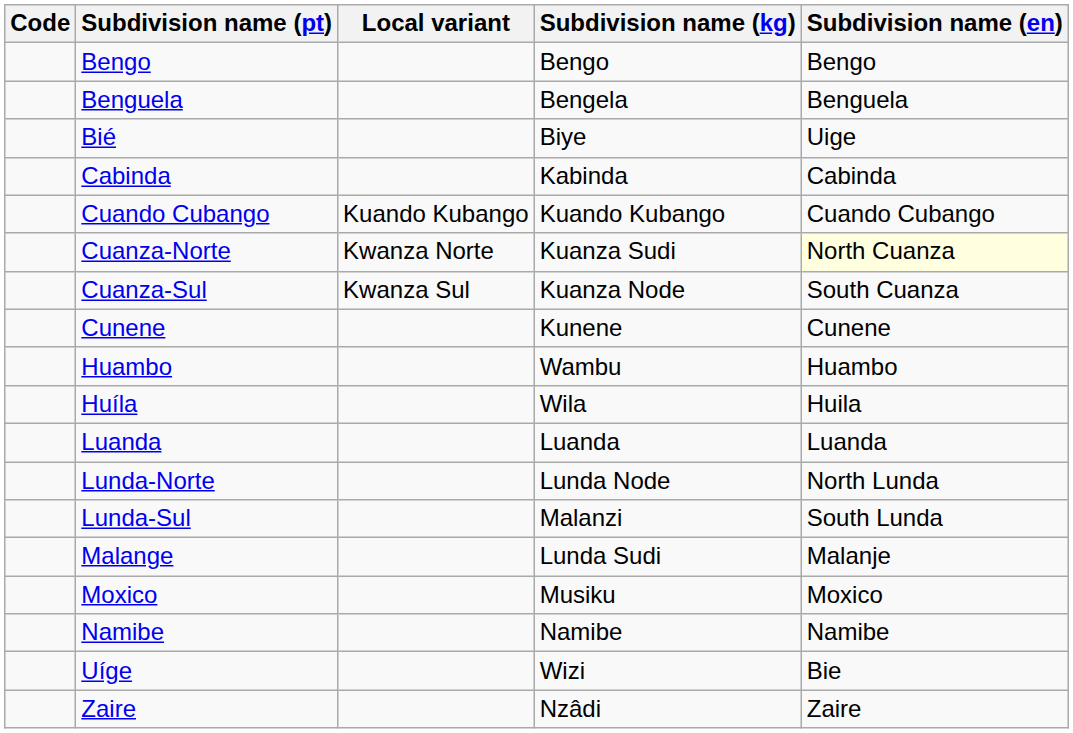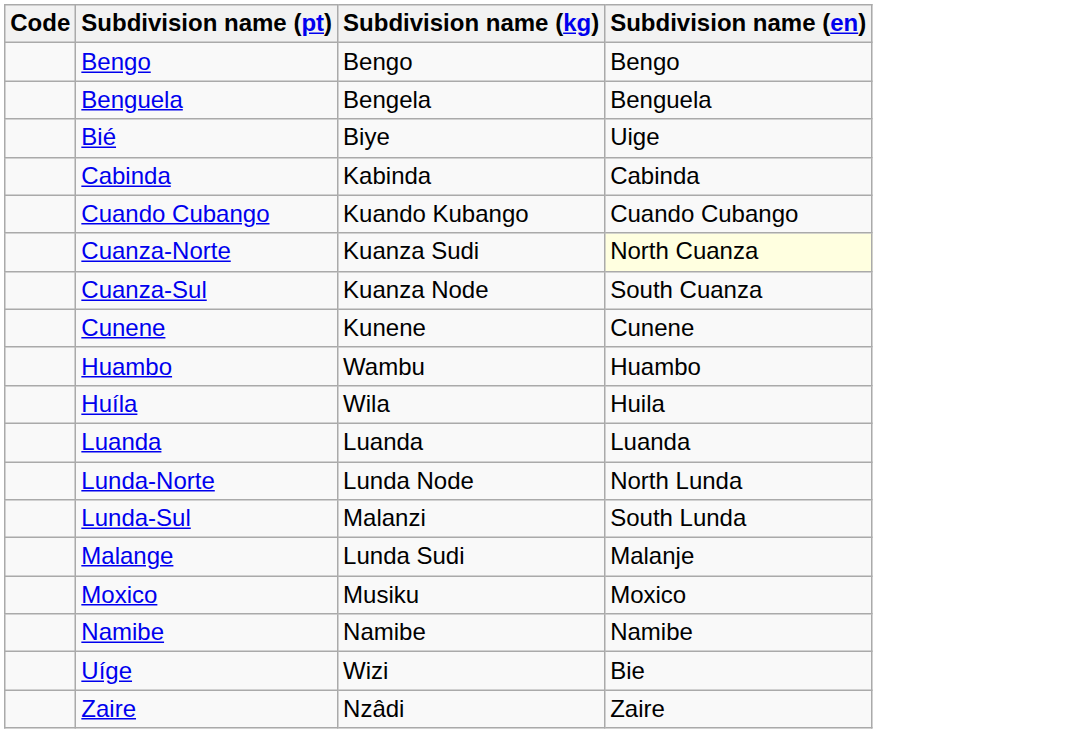- column: (436, 23)
